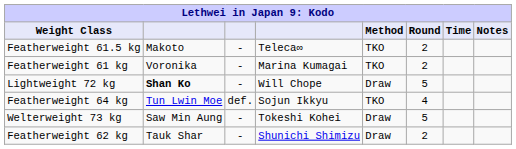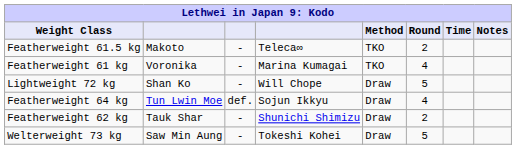(425, 66) 2 -> (425, 66) 4
(168, 84) bold -> (168, 84) normal
(375, 101) TKO -> (378, 101) Draw
rows swapped: (68, 136) <-> (64, 119)
